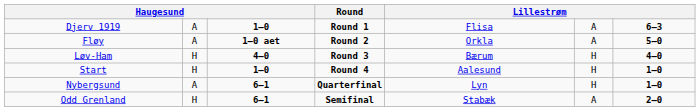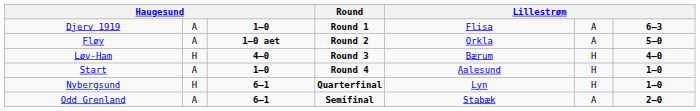(194, 70) H -> (194, 70) A
(194, 85) A -> (194, 85) H
(194, 99) H -> (194, 99) A
